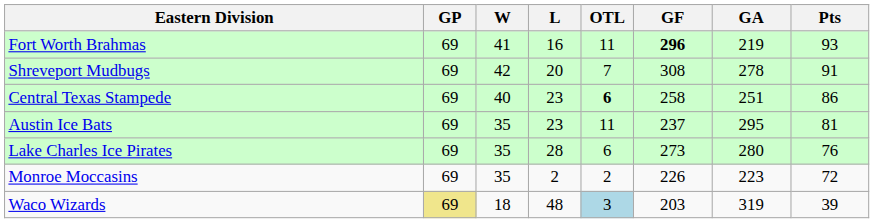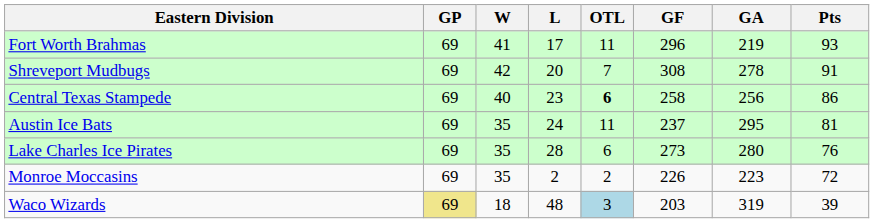(555, 44) 16 -> (555, 44) 17
(673, 44) bold -> (673, 44) normal
(751, 97) 251 -> (751, 97) 256
(555, 124) 23 -> (555, 124) 24
